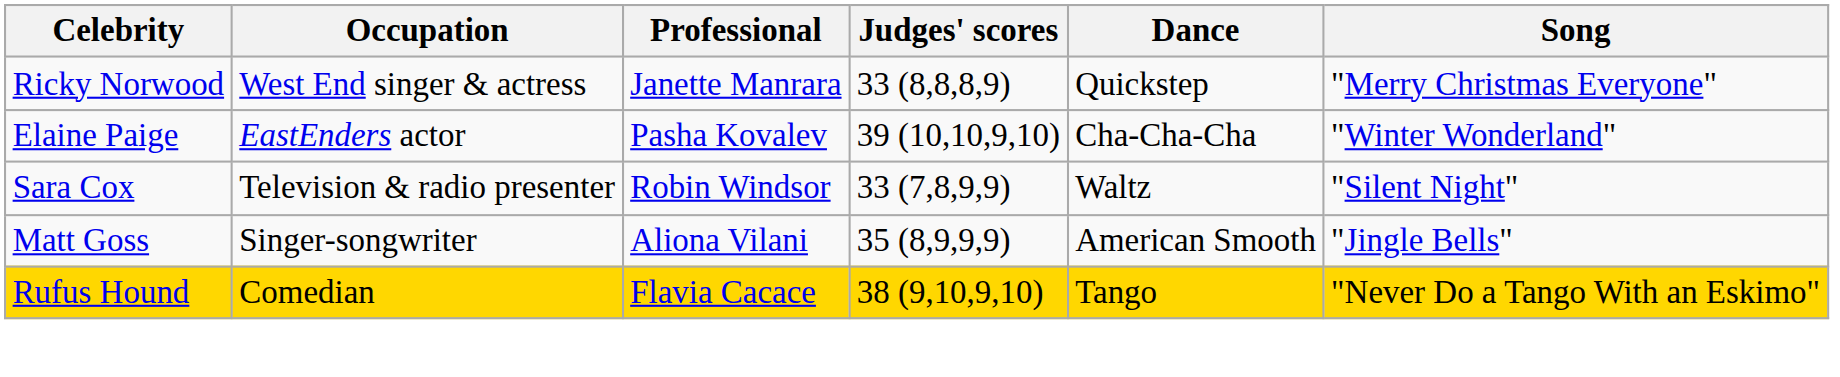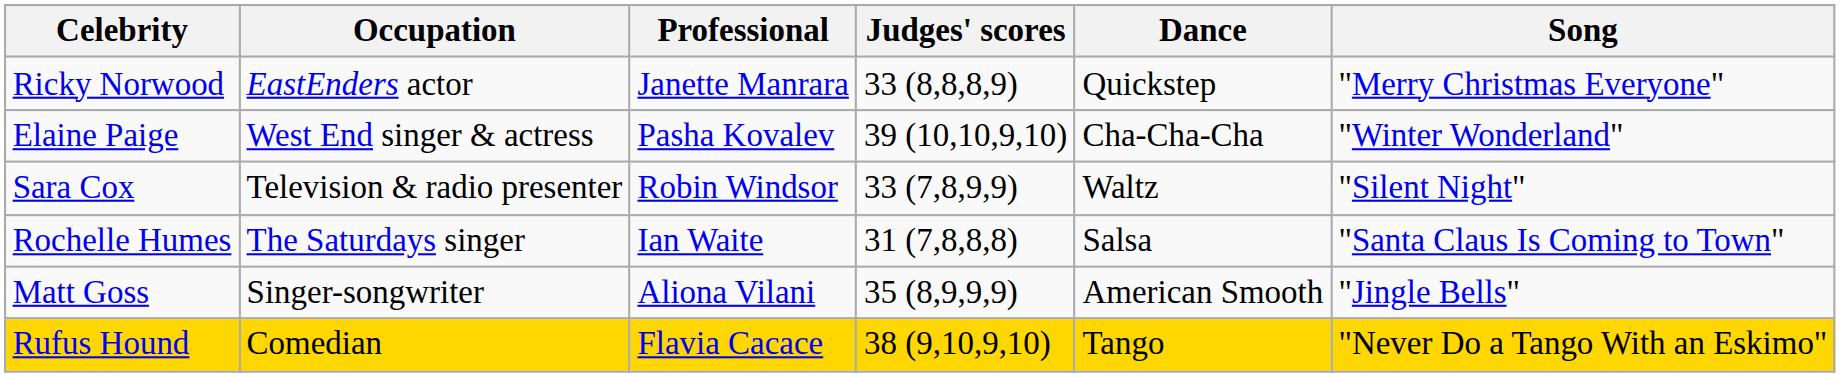(413, 82) West End singer & actress -> (360, 82) EastEnders actor
(352, 135) EastEnders actor -> (420, 135) West End singer & actress
+ row: (122, 239)
